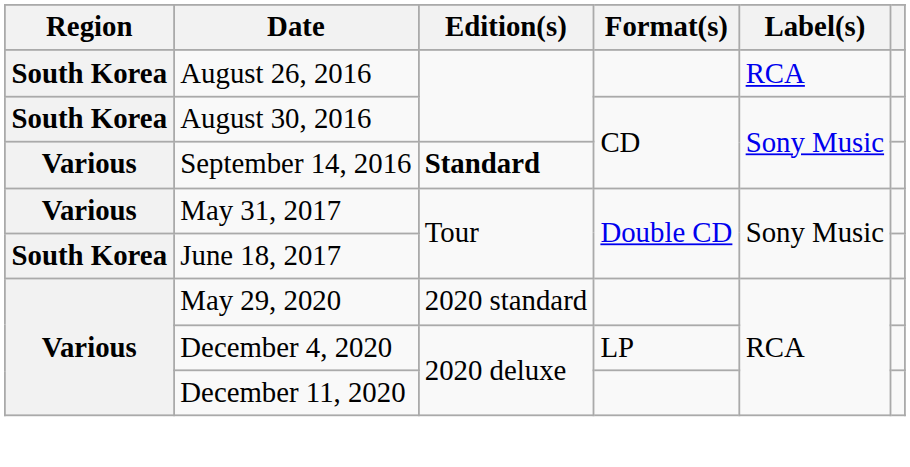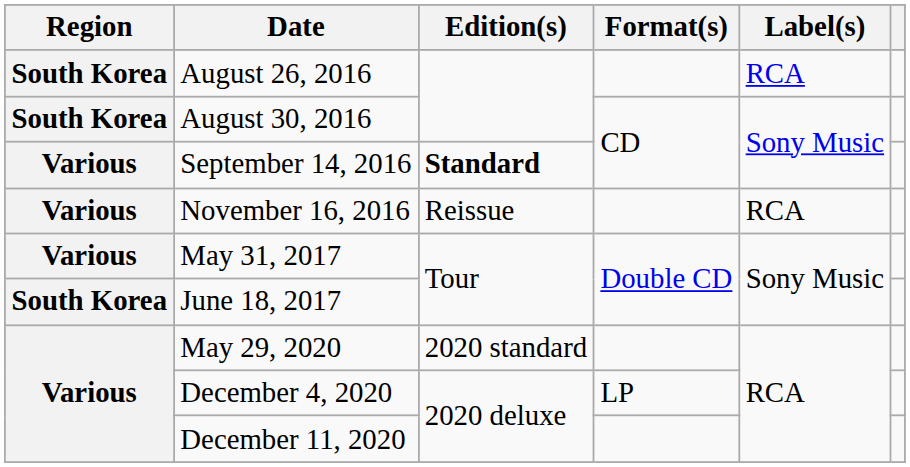+ row: (295, 210)
